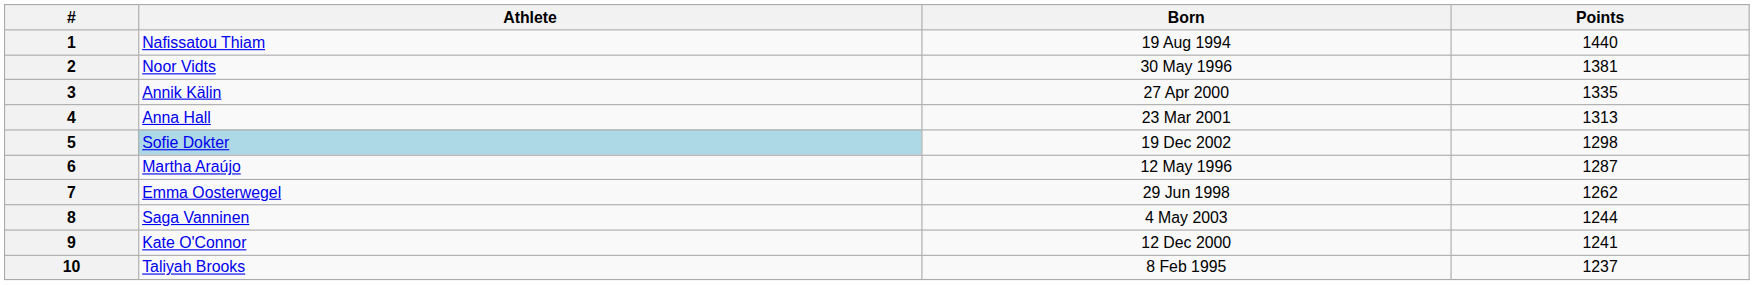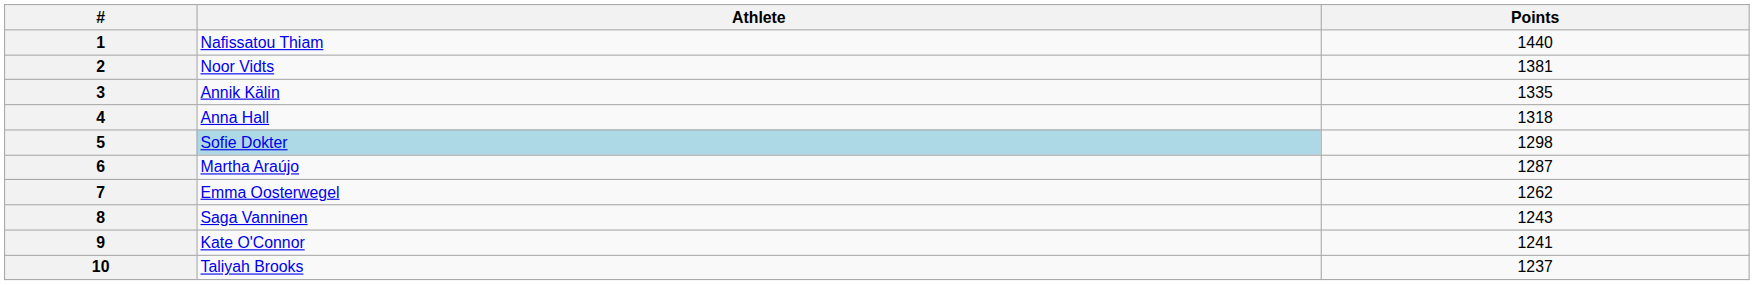- column: (1186, 17)
(1600, 118) 1313 -> (1535, 118) 1318
(1600, 218) 1244 -> (1535, 218) 1243
